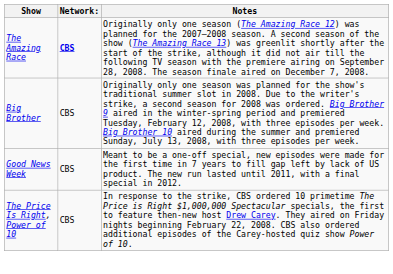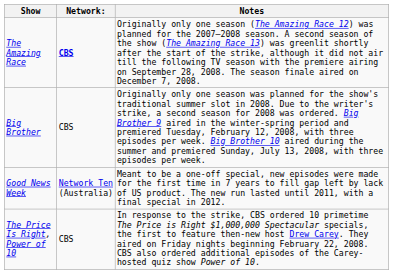(67, 169) CBS -> (86, 188) Network Ten (Australia)
